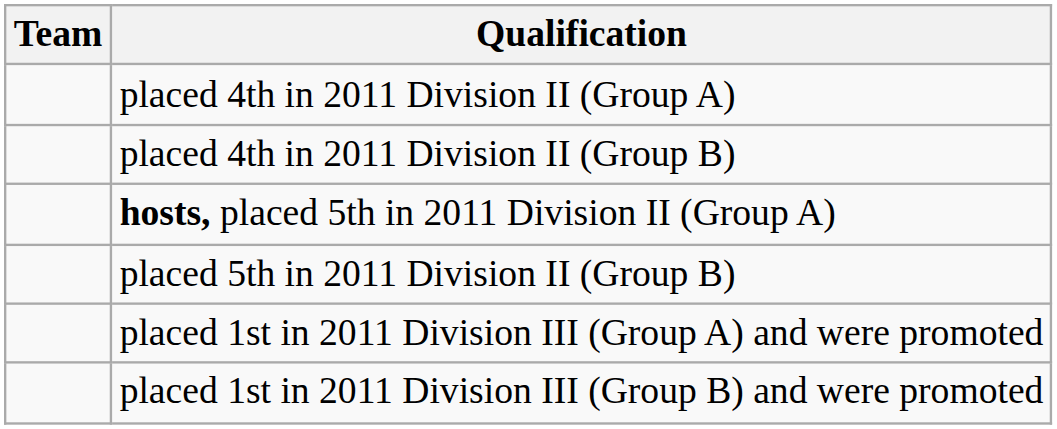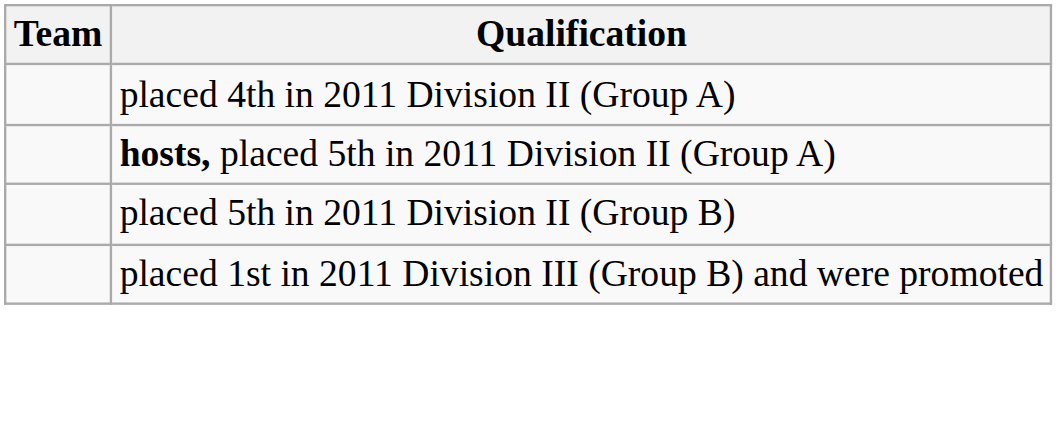- row: (428, 153)
- row: (582, 332)
